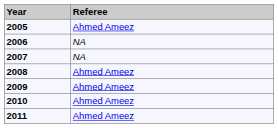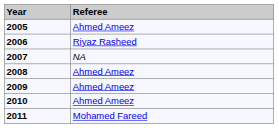(79, 42) NA -> (105, 42) Riyaz Rasheed
(103, 116) Ahmed Ameez -> (110, 116) Mohamed Fareed
